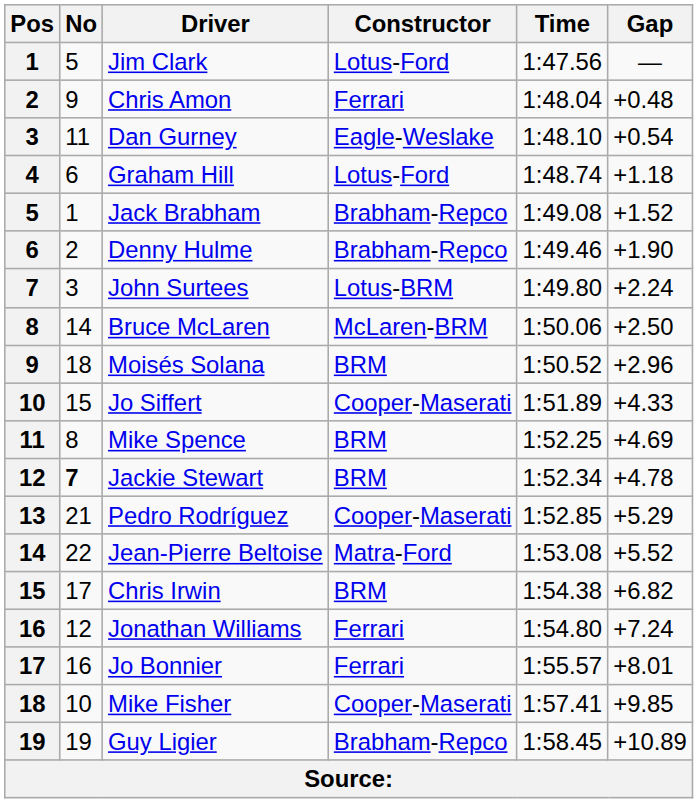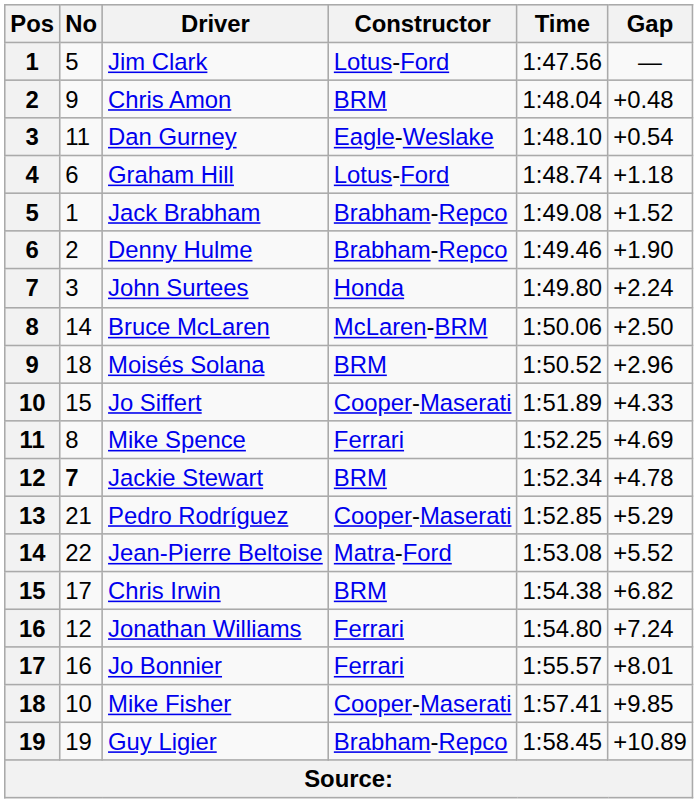(369, 99) Ferrari -> (360, 99) BRM
(393, 288) Lotus-BRM -> (369, 288) Honda
(360, 439) BRM -> (369, 439) Ferrari
